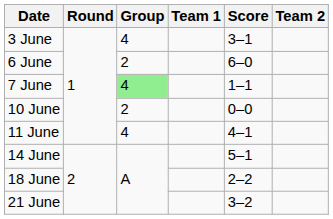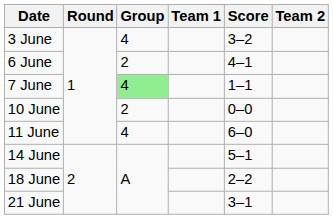(240, 39) 3–1 -> (240, 39) 3–2
(240, 62) 6–0 -> (240, 62) 4–1
(240, 132) 4–1 -> (240, 132) 6–0
(240, 202) 3–2 -> (240, 202) 3–1
